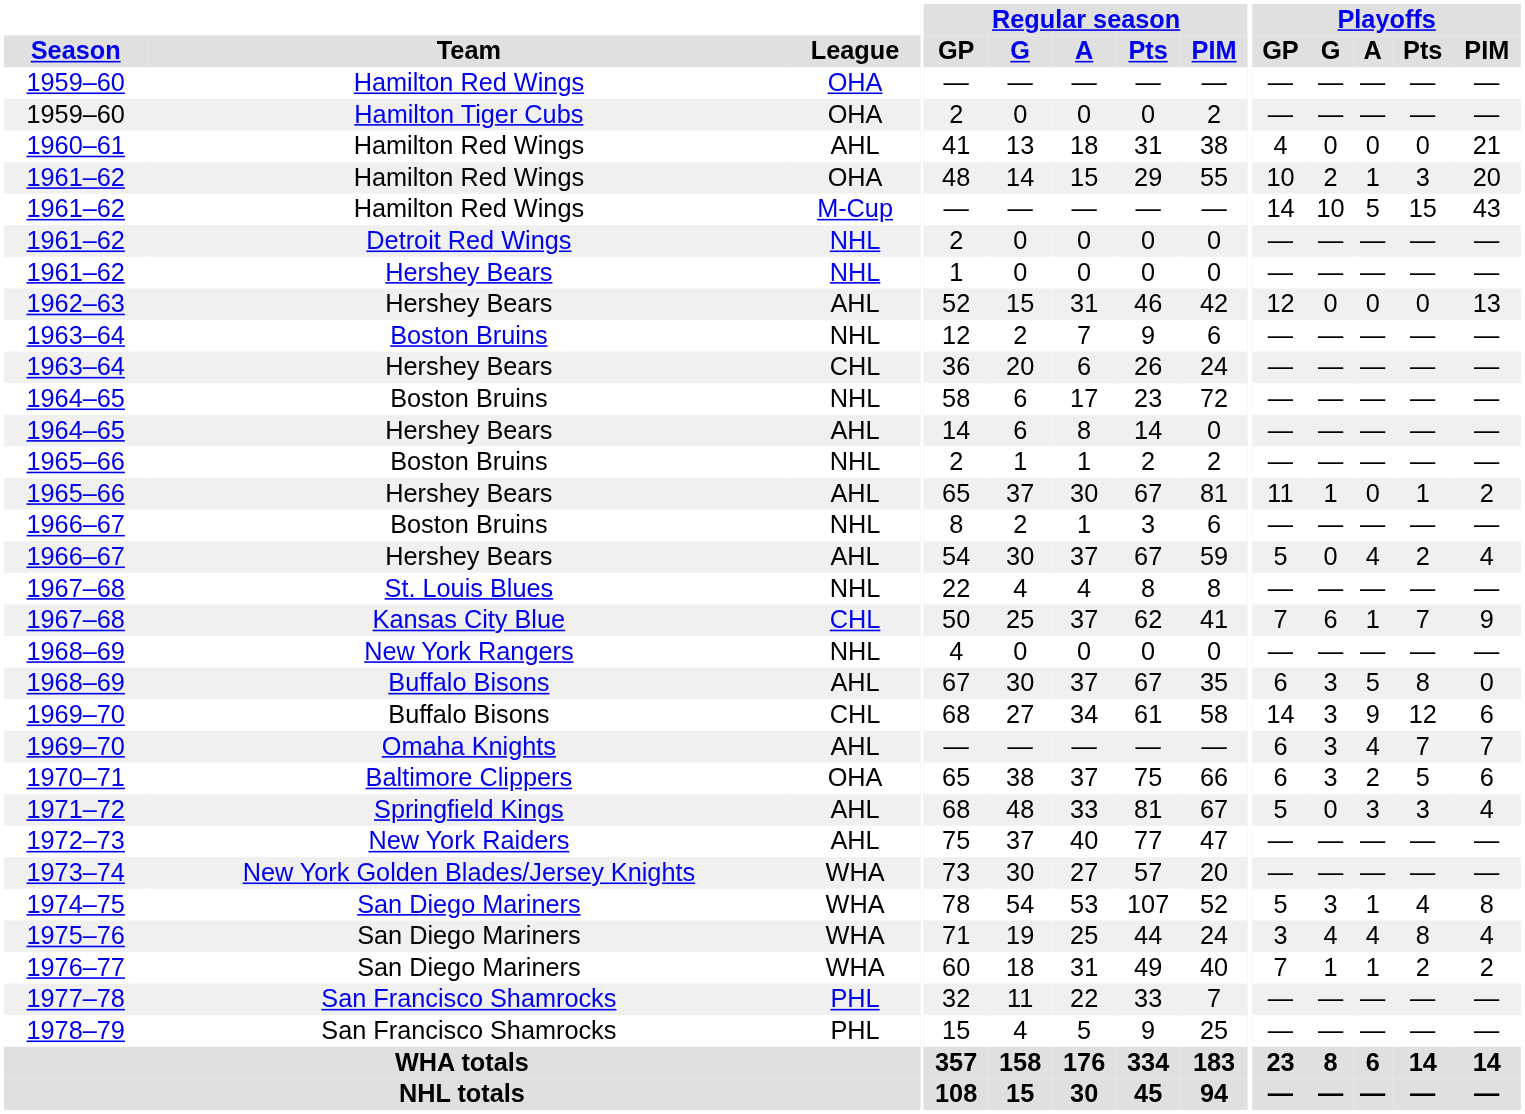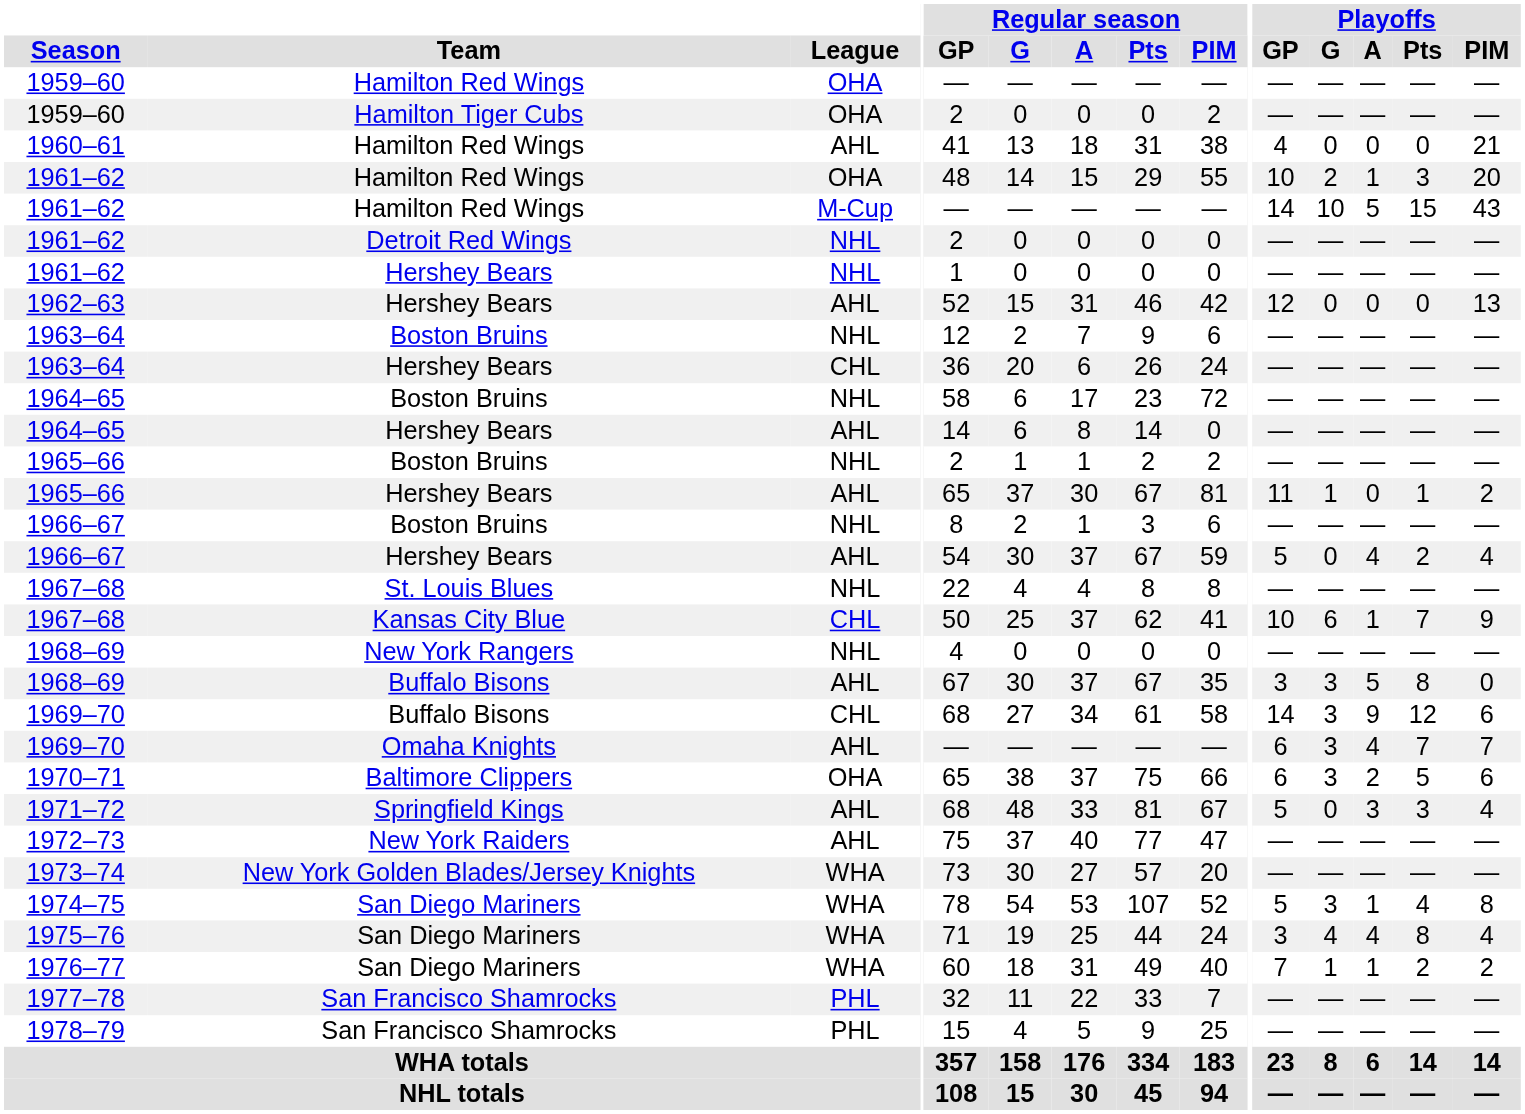(1280, 619) 7 -> (1280, 619) 10
(1280, 683) 6 -> (1280, 683) 3
